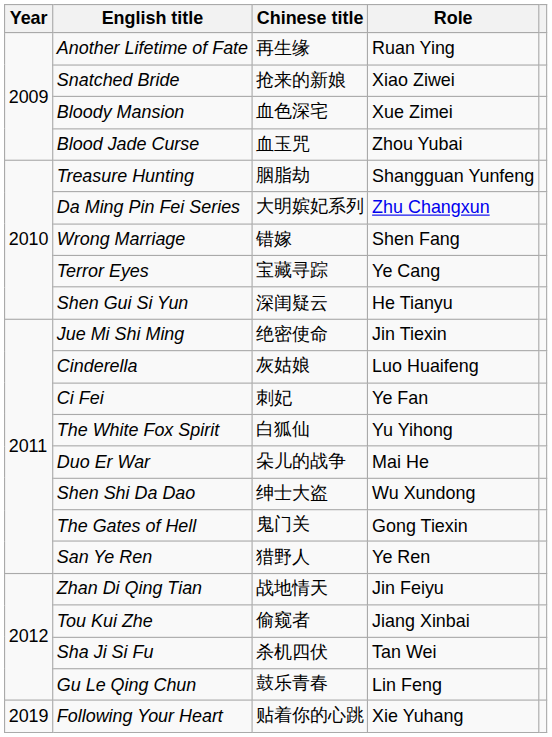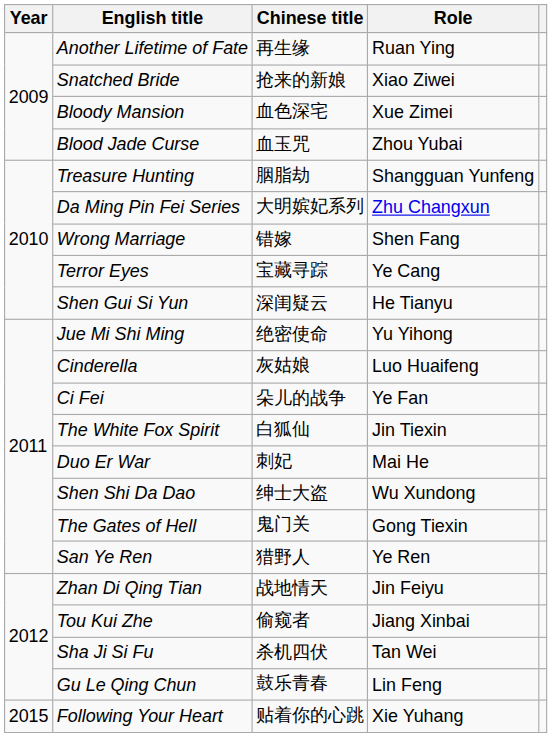(409, 334) Jin Tiexin -> (412, 334) Yu Yihong
(274, 397) 刺妃 -> (301, 397) 朵儿的战争
(412, 430) Yu Yihong -> (409, 430) Jin Tiexin
(301, 461) 朵儿的战争 -> (274, 461) 刺妃
(29, 716) 2019 -> (29, 716) 2015
